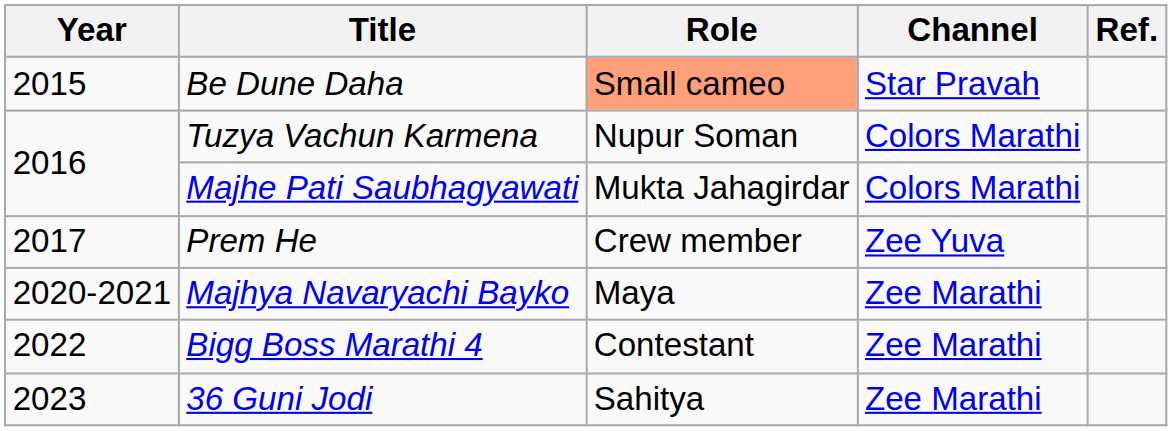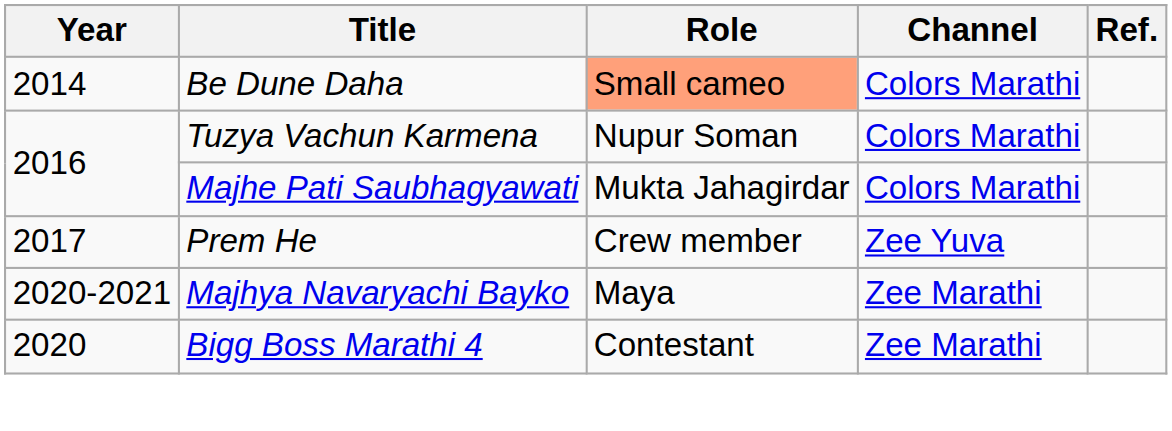(50, 83) 2015 -> (50, 83) 2014
(952, 83) Star Pravah -> (973, 83) Colors Marathi
(50, 345) 2022 -> (50, 345) 2020
- row: (279, 398)
